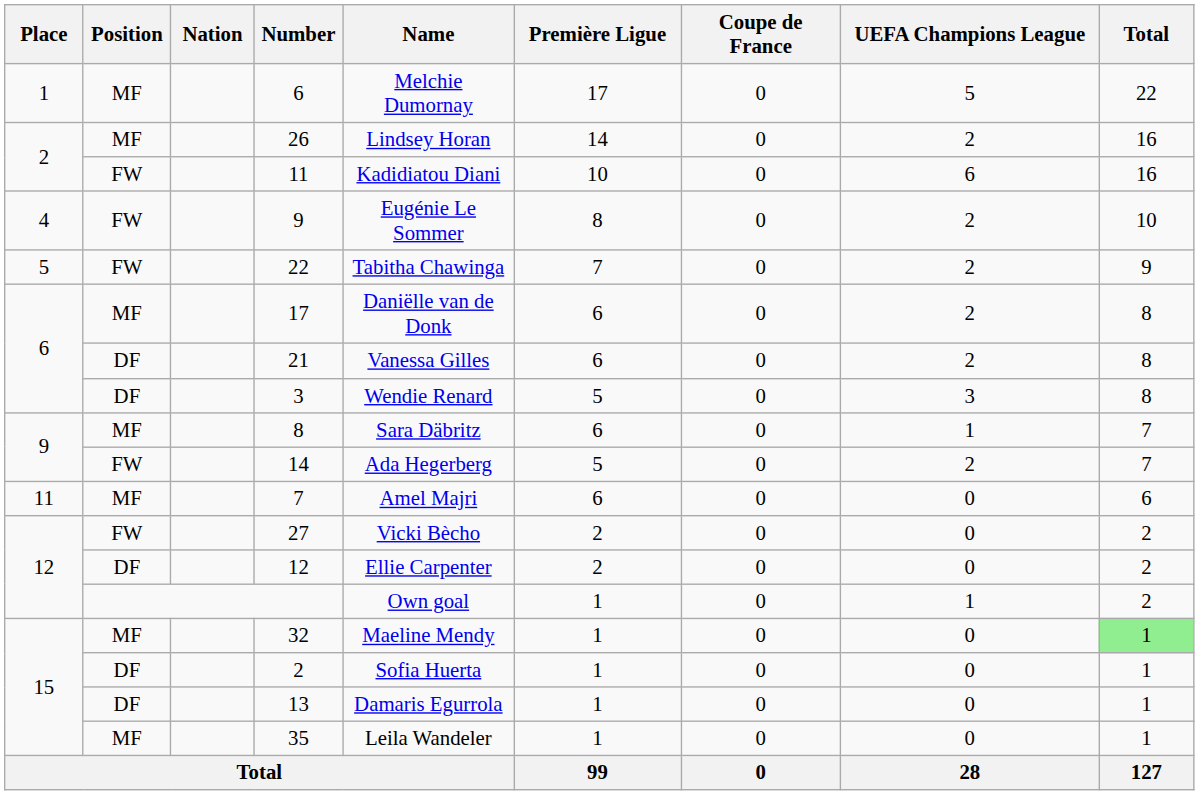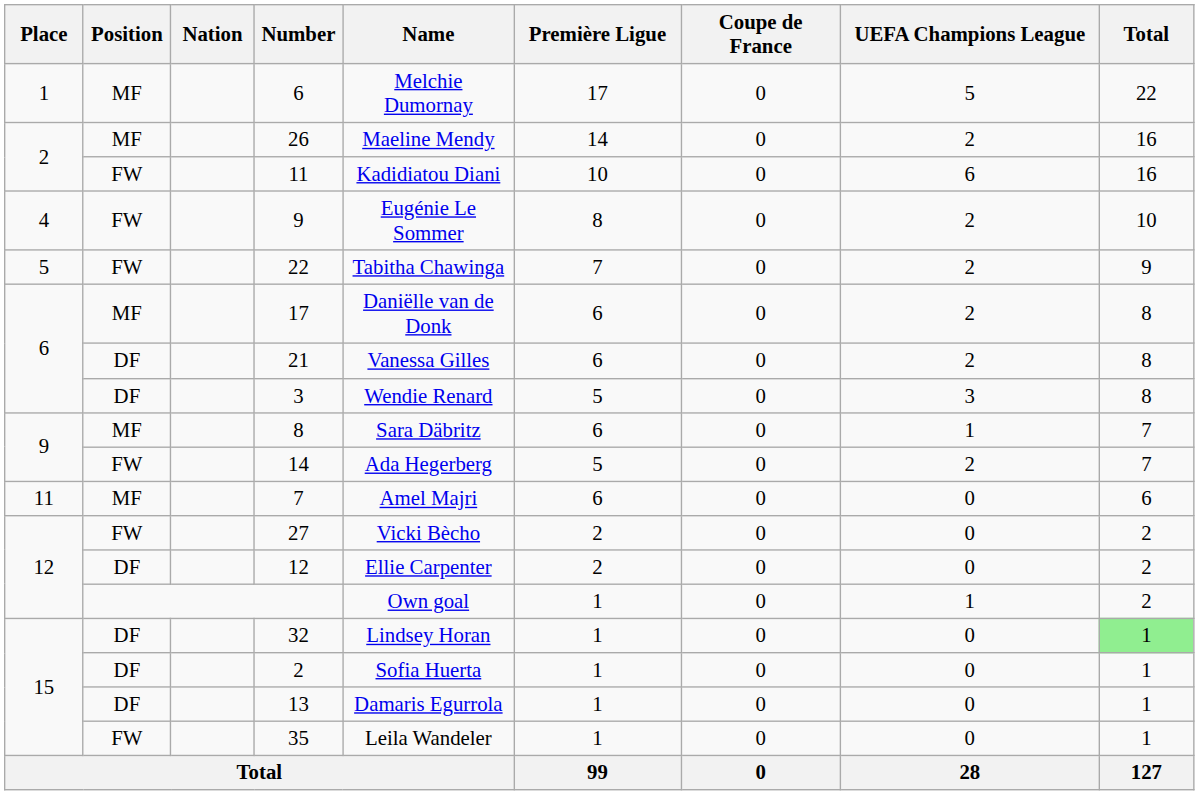(428, 139) Lindsey Horan -> (428, 139) Maeline Mendy
(127, 635) MF -> (127, 635) DF
(428, 635) Maeline Mendy -> (428, 635) Lindsey Horan
(127, 738) MF -> (127, 738) FW
